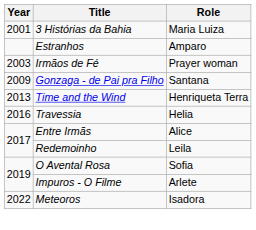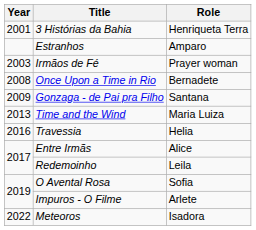(196, 30) Maria Luiza -> (208, 30) Henriqueta Terra
+ row: (96, 81)
(208, 98) Henriqueta Terra -> (196, 115) Maria Luiza
